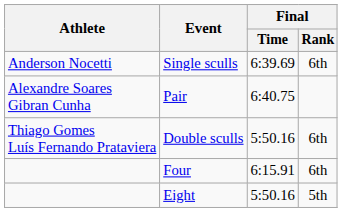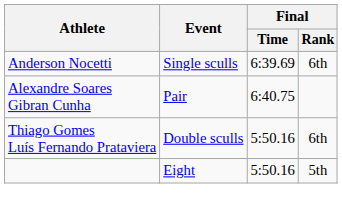- row: (177, 171)
